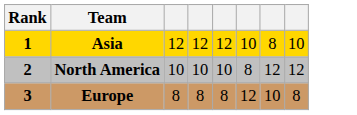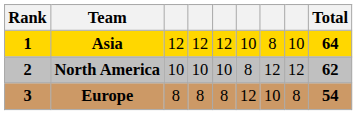+ column: (330, 17)
